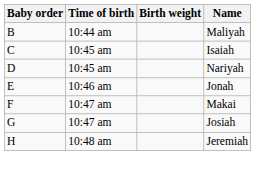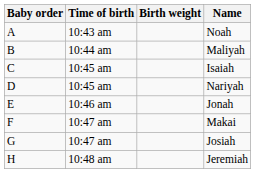+ row: (219, 31)
